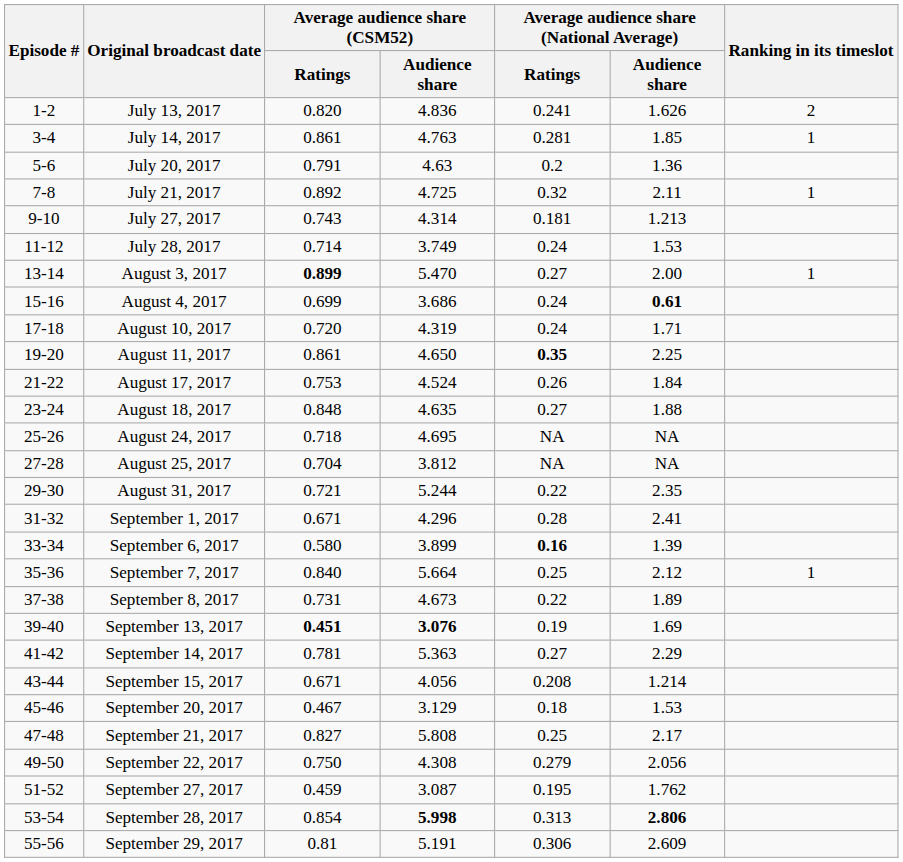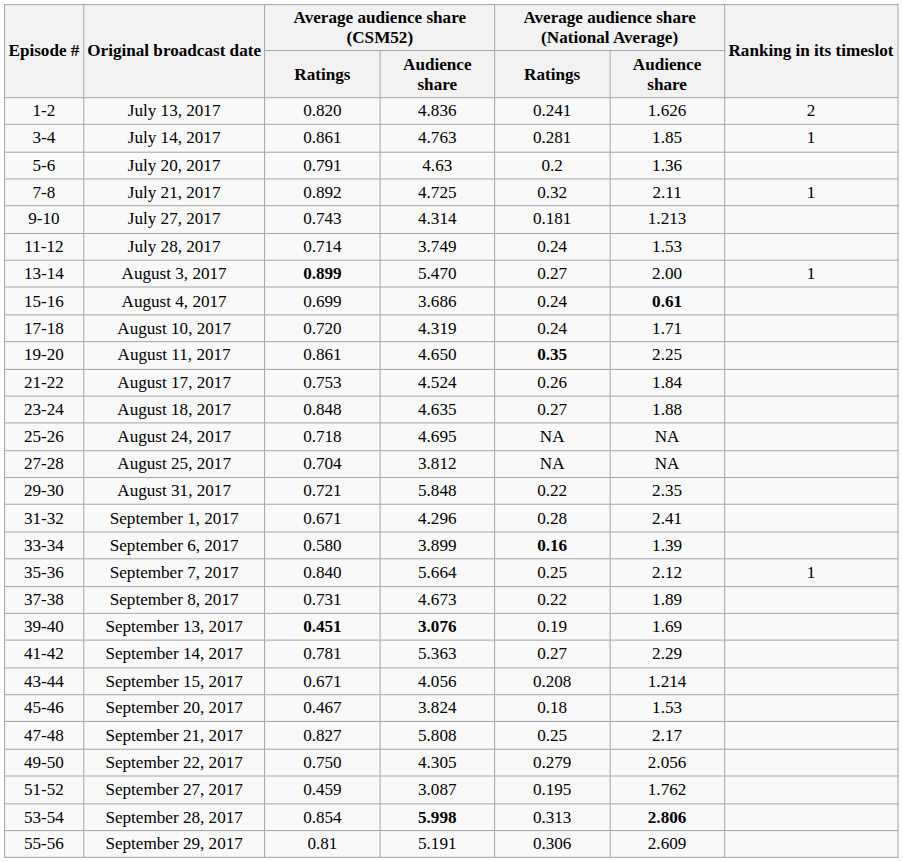(437, 491) 5.244 -> (437, 491) 5.848
(437, 708) 3.129 -> (437, 708) 3.824
(437, 762) 4.308 -> (437, 762) 4.305
